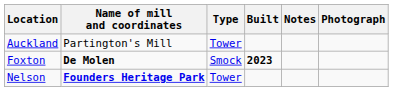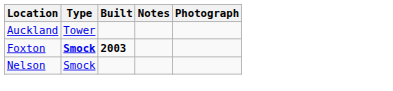- column: (134, 19)
(226, 60) normal -> (79, 48) bold
(260, 60) 2023 -> (113, 48) 2003
(226, 78) Tower -> (79, 65) Smock
